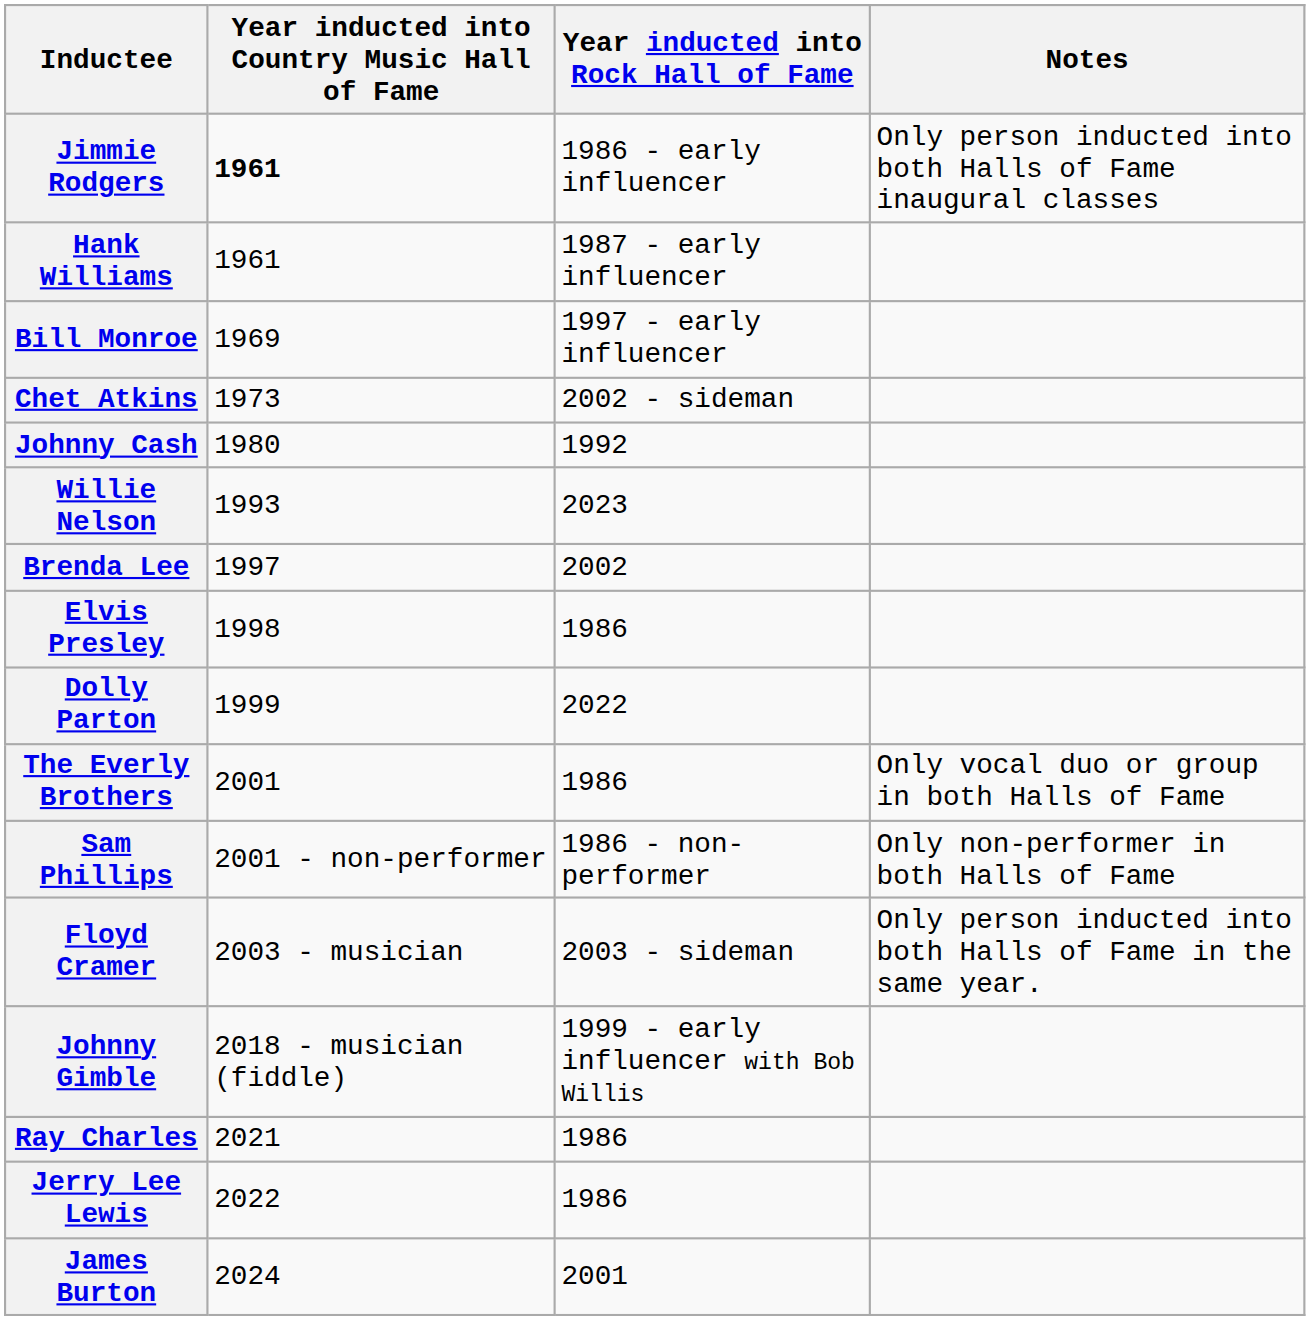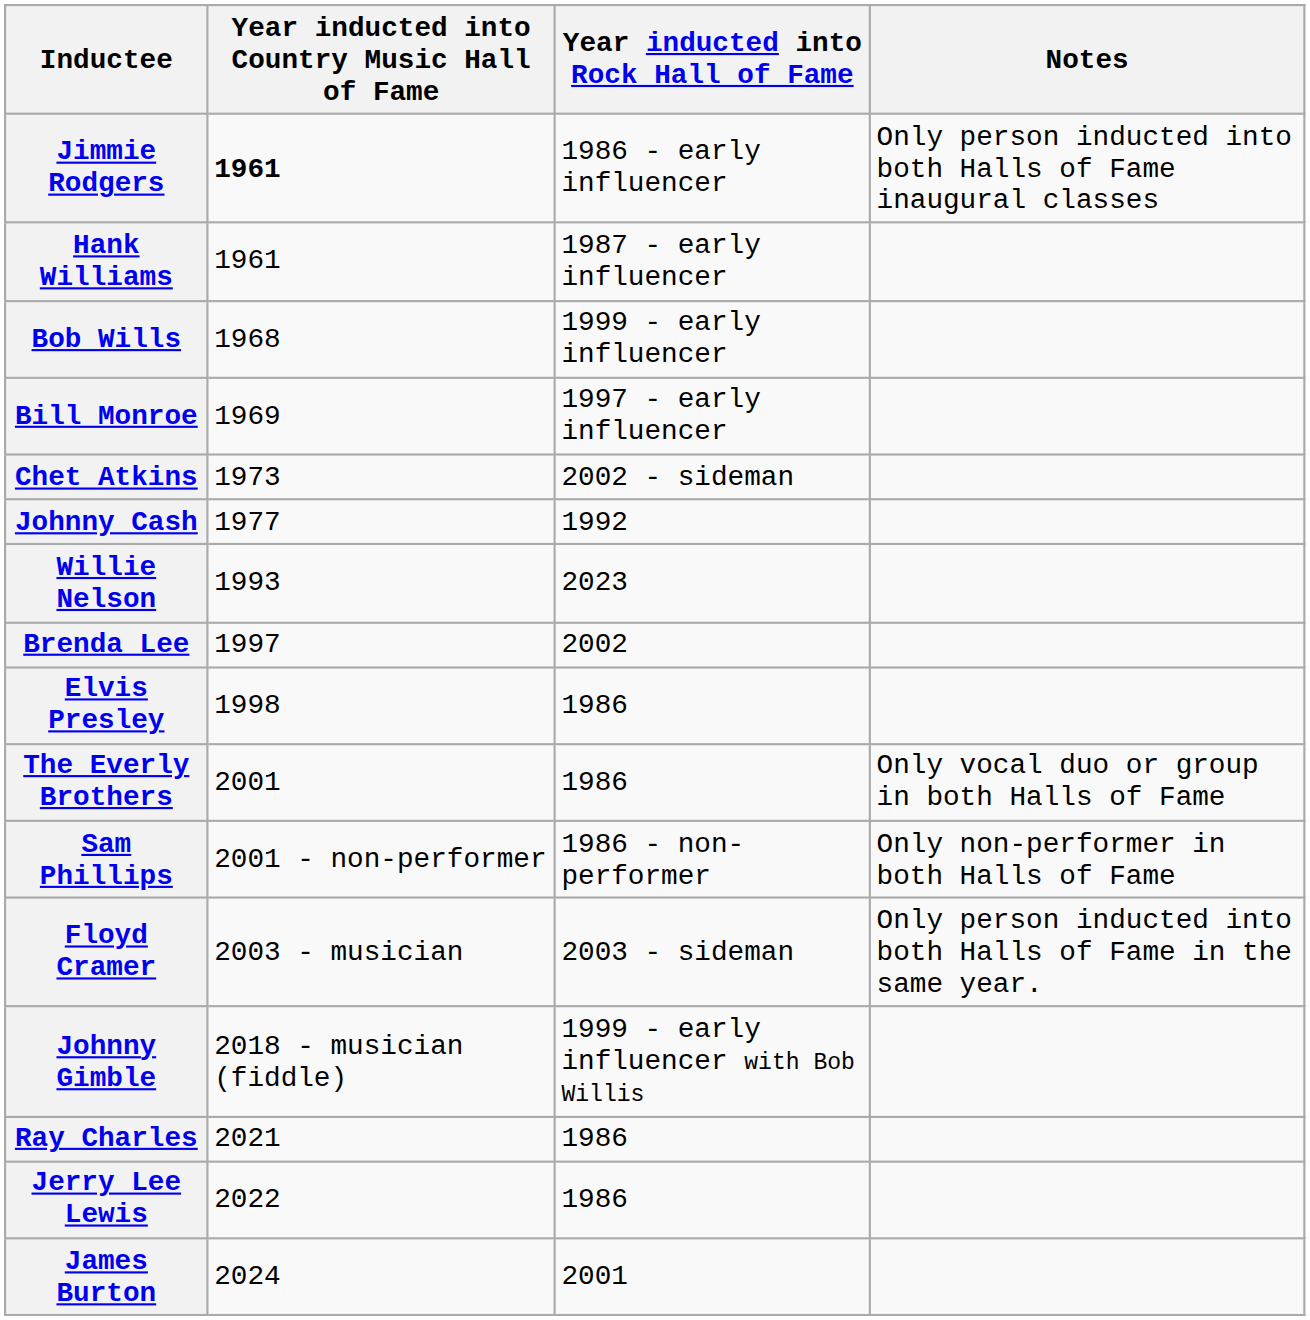+ row: (106, 339)
(247, 445) 1980 -> (247, 522) 1977
- row: (106, 705)
